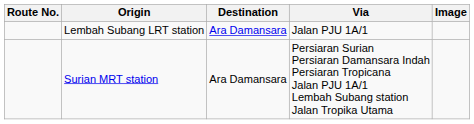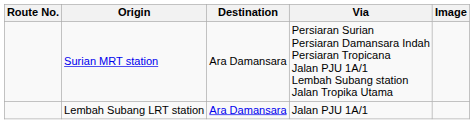rows swapped: (134, 30) <-> (111, 79)
